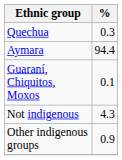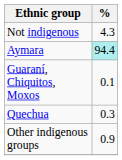rows swapped: (28, 32) <-> (43, 114)
(105, 50) no background -> (105, 50) paleturquoise background
